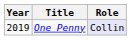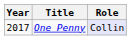(18, 28) 2019 -> (18, 28) 2017
